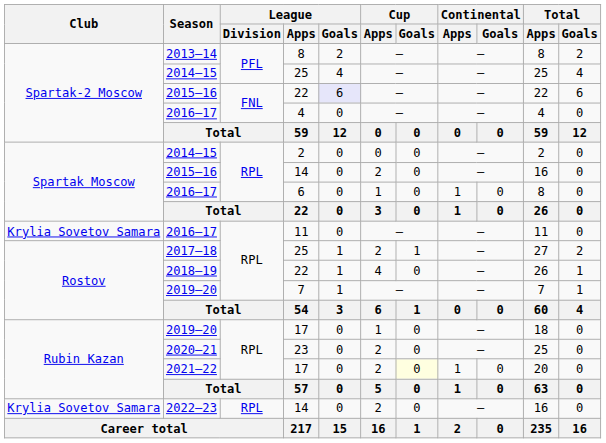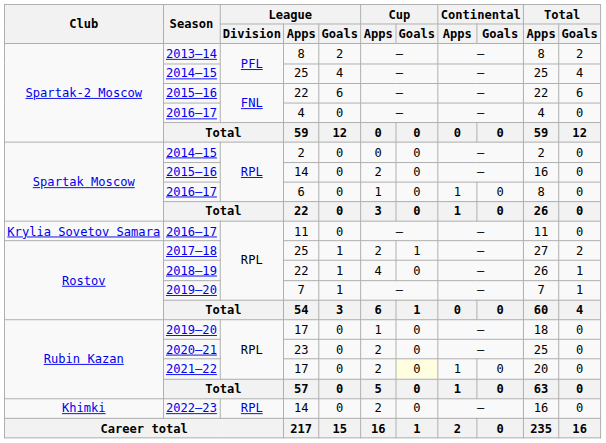(340, 93) lavender background -> (340, 93) no background
(84, 408) Krylia Sovetov Samara -> (84, 408) Khimki
